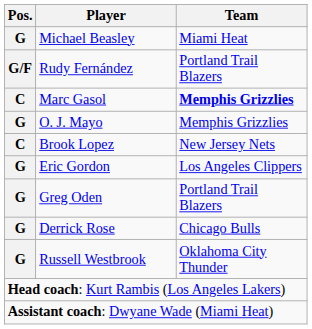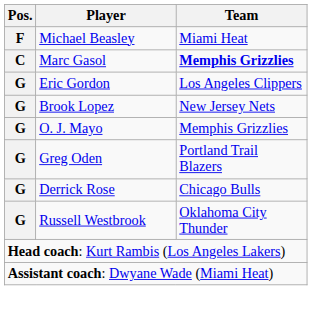(20, 38) G -> (20, 38) F
- row: (86, 68)
rows swapped: (75, 167) <-> (71, 122)
(20, 144) C -> (20, 106) G
